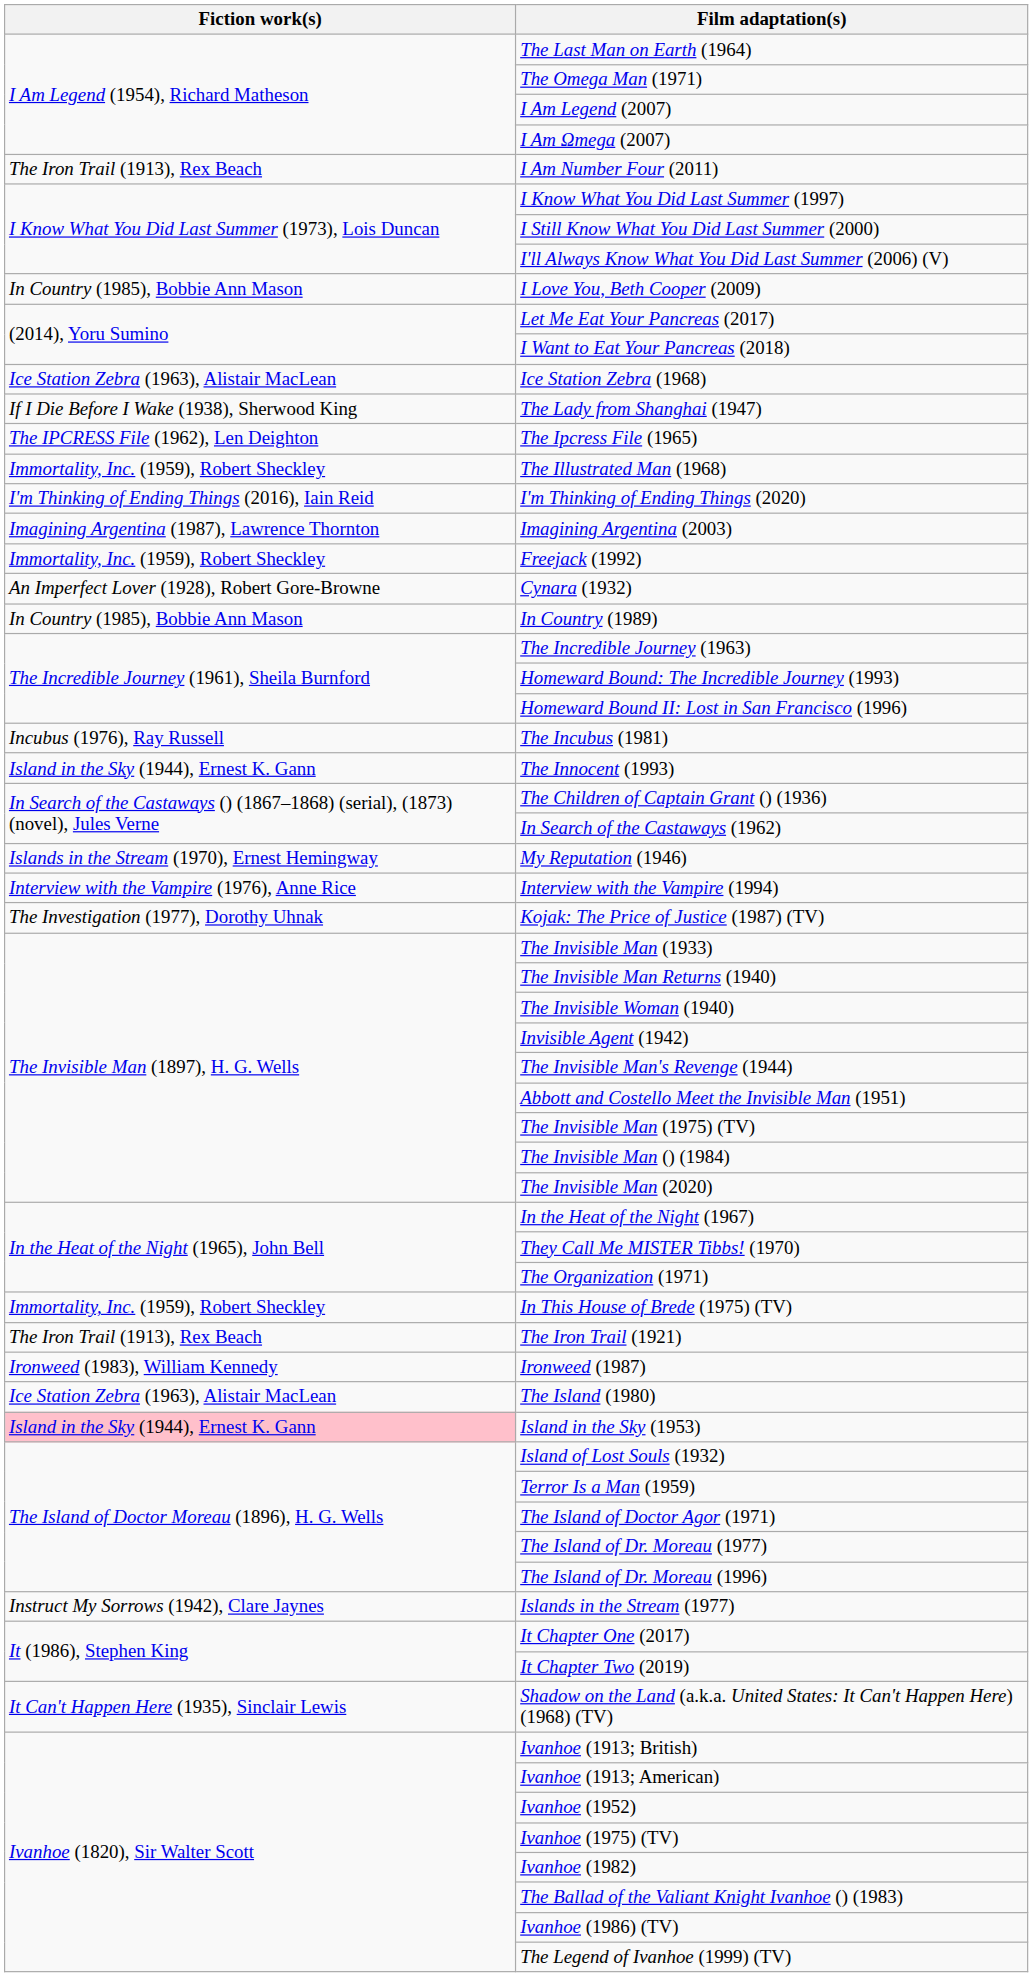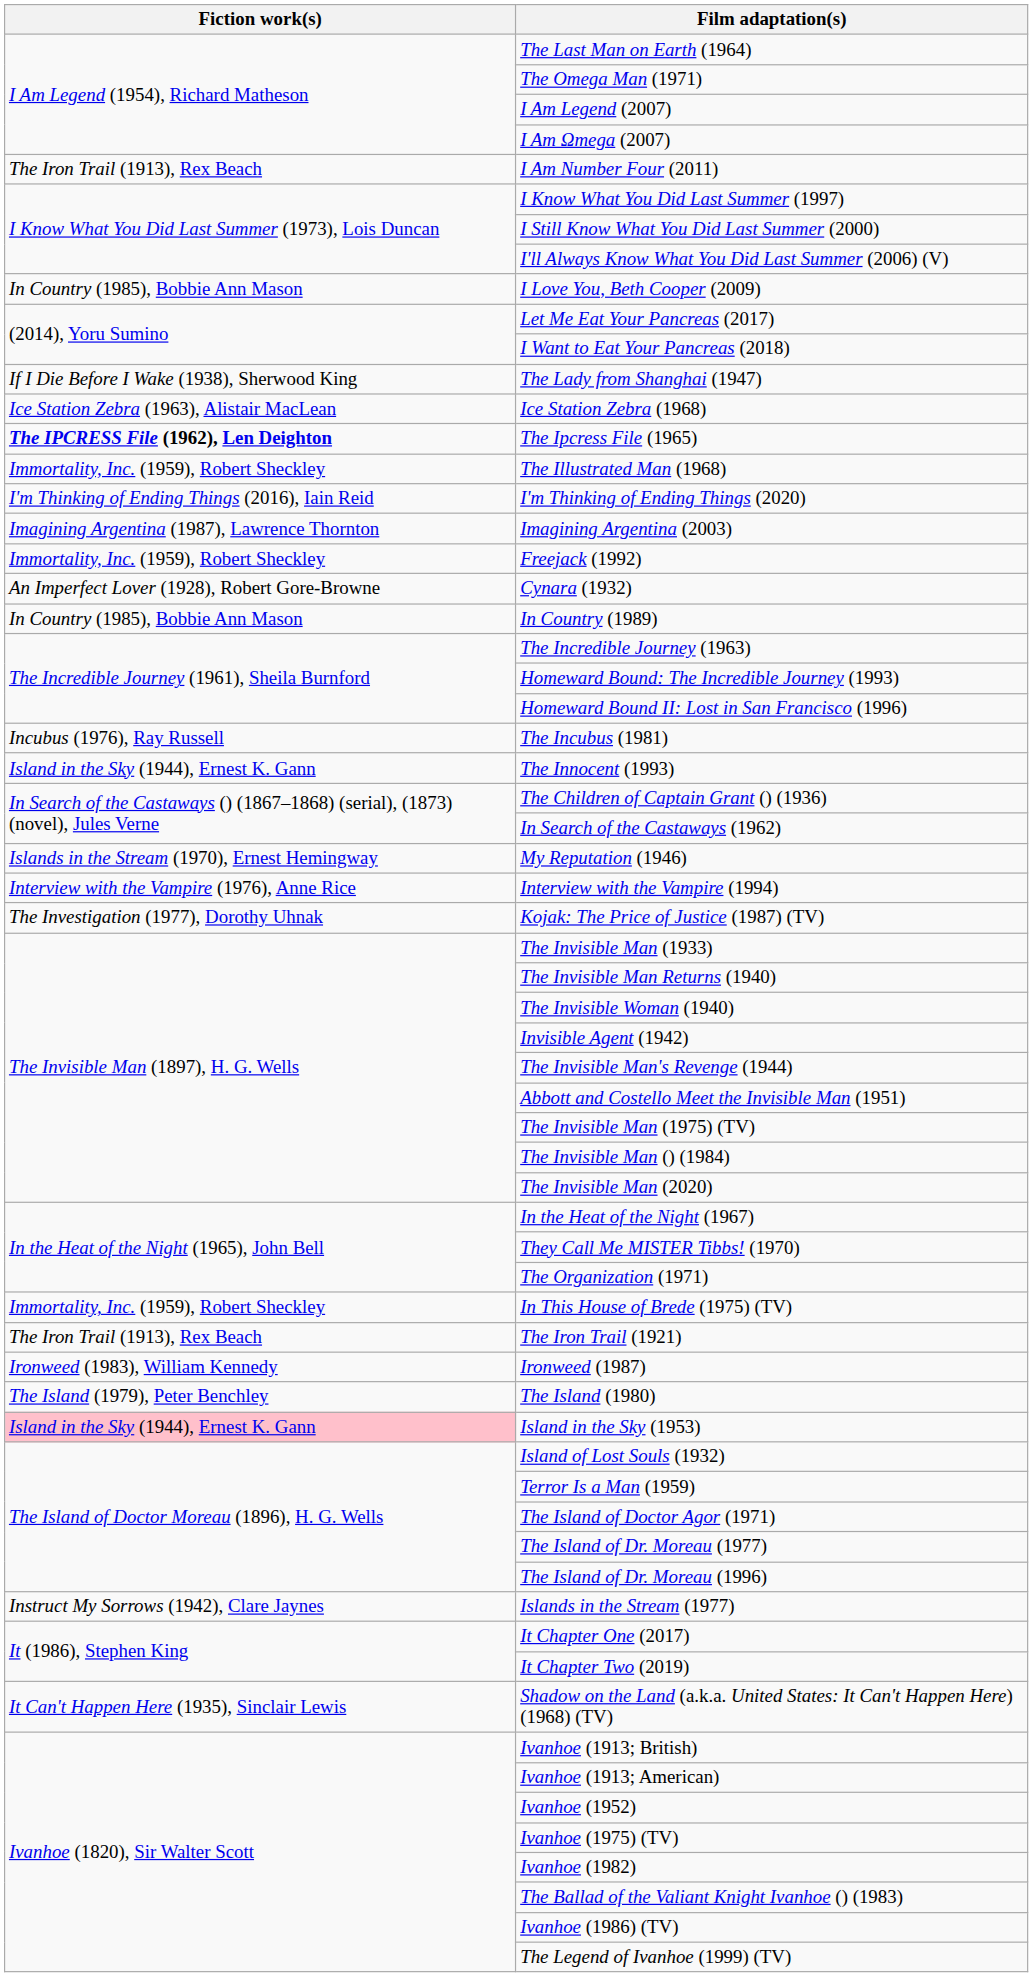rows swapped: (613, 378) <-> (641, 408)
(164, 438) normal -> (170, 438) bold
(173, 1396) Ice Station Zebra (1963), Alistair MacLean -> (139, 1396) The Island (1979), Peter Benchley
